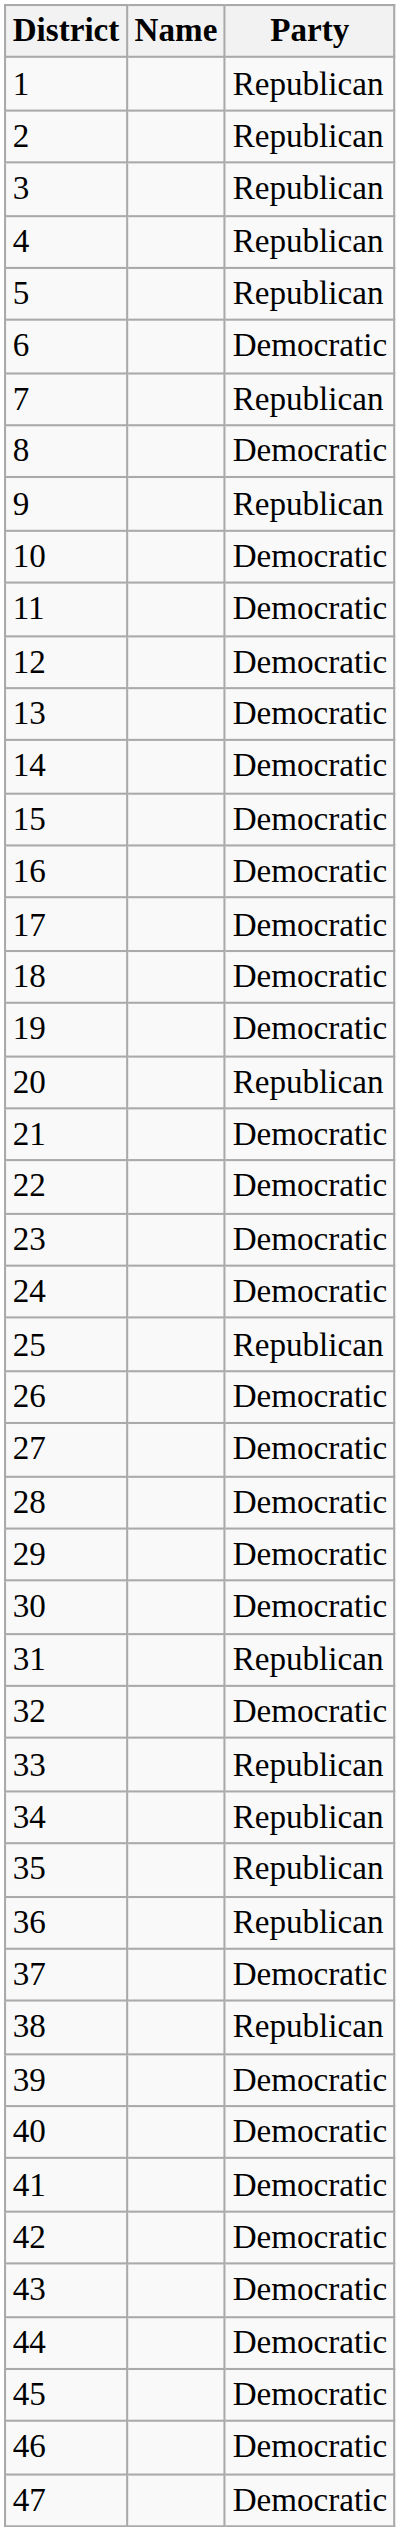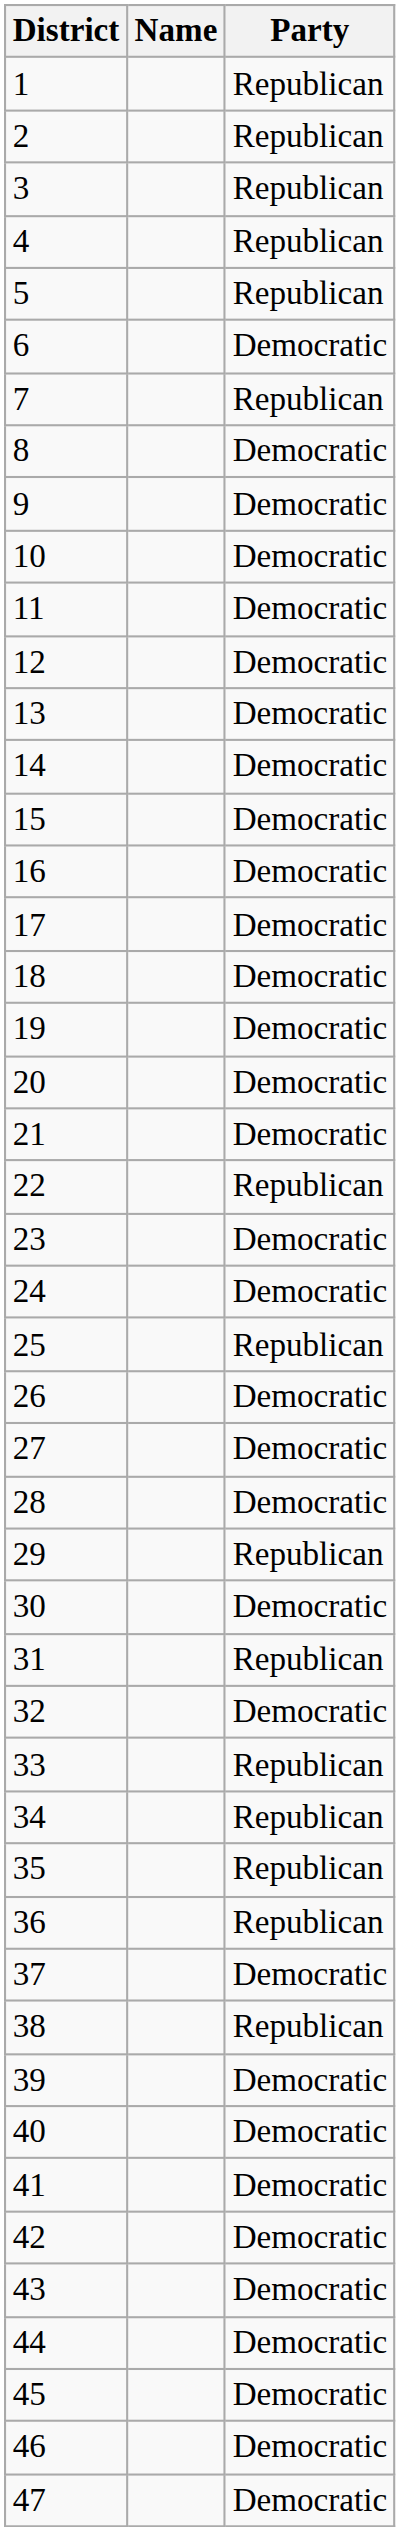(308, 503) Republican -> (310, 503) Democratic
(308, 1081) Republican -> (310, 1081) Democratic
(310, 1186) Democratic -> (308, 1186) Republican
(310, 1554) Democratic -> (308, 1554) Republican
